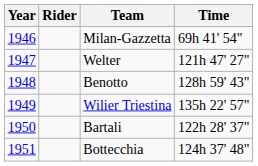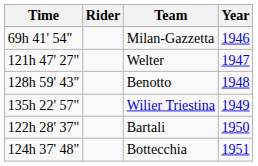columns swapped: (22, 15) <-> (214, 15)
